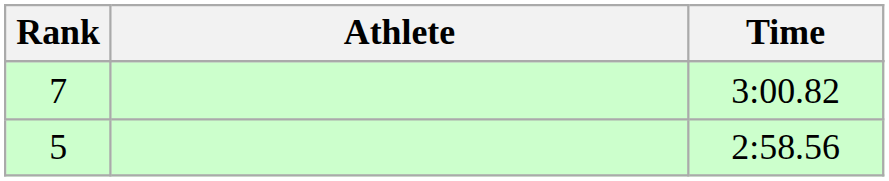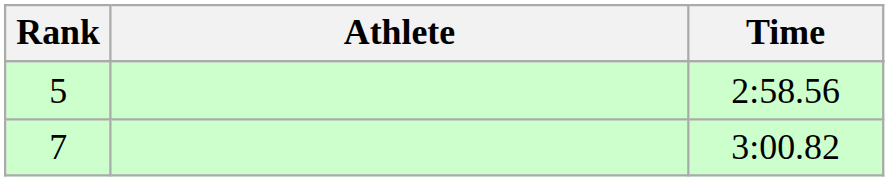rows swapped: (58, 146) <-> (58, 89)
